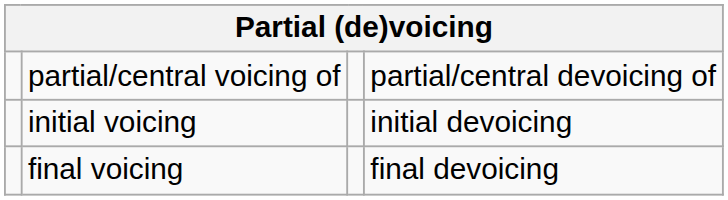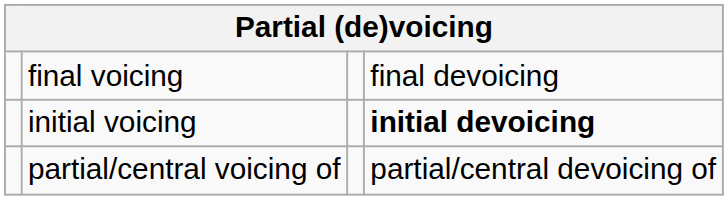rows swapped: (184, 75) <-> (106, 169)
(471, 122) normal -> (483, 122) bold
